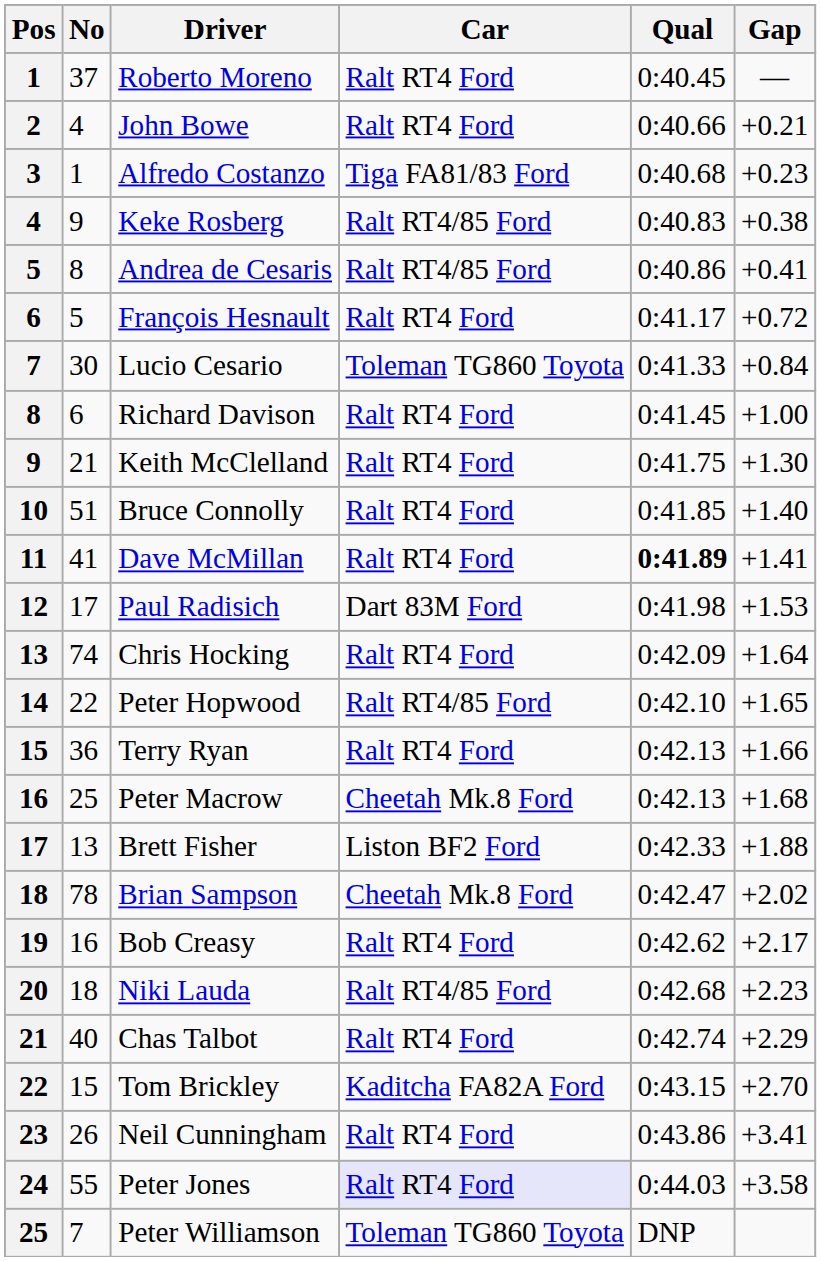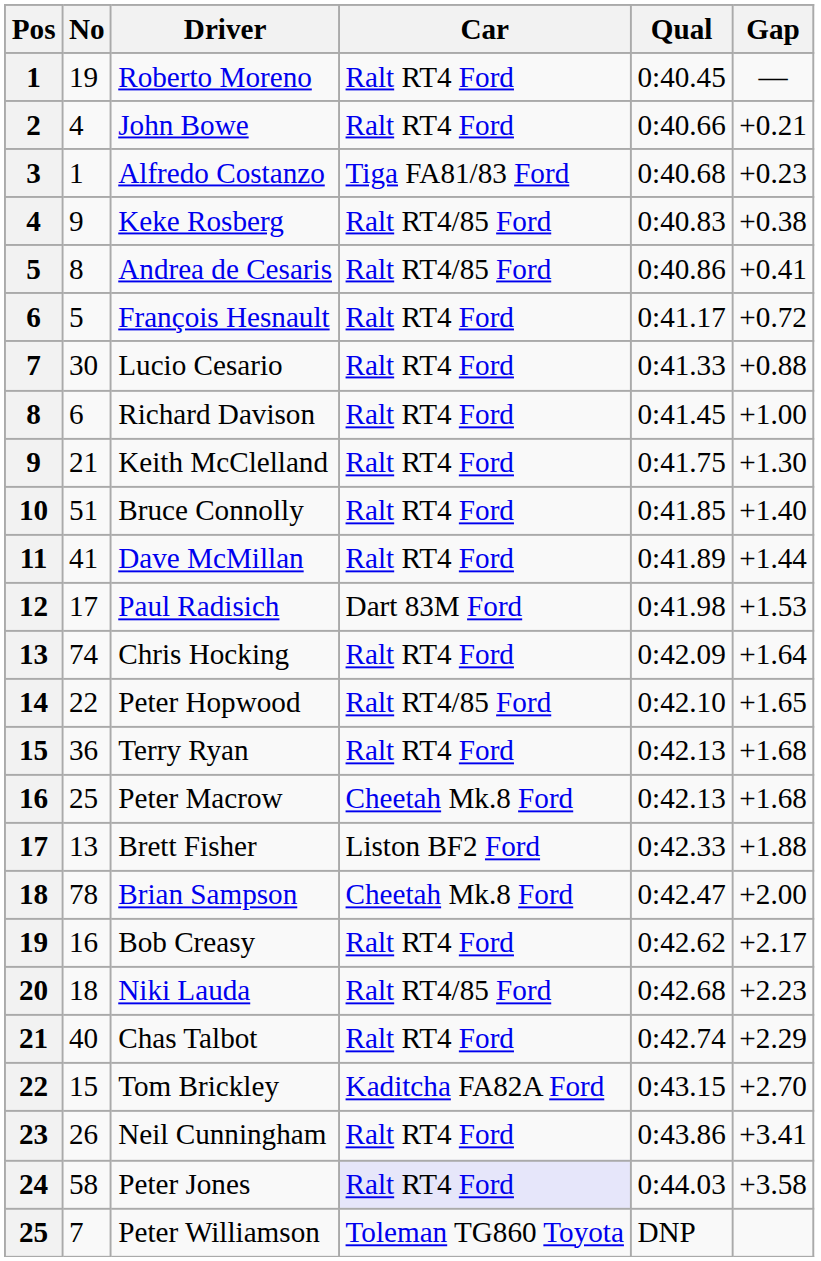(84, 76) 37 -> (84, 76) 19
(485, 365) Toleman TG860 Toyota -> (430, 365) Ralt RT4 Ford
(775, 365) +0.84 -> (773, 365) +0.88
(682, 558) bold -> (682, 558) normal
(775, 558) +1.41 -> (773, 558) +1.44
(775, 750) +1.66 -> (773, 750) +1.68
(775, 894) +2.02 -> (773, 894) +2.00
(84, 1183) 55 -> (84, 1183) 58
